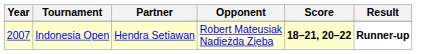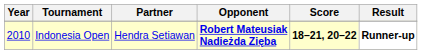(19, 36) 2007 -> (19, 36) 2010
(241, 36) normal -> (244, 36) bold
